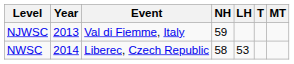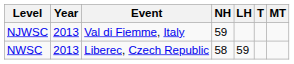(66, 50) 2014 -> (66, 50) 2013
(243, 50) 53 -> (243, 50) 59
